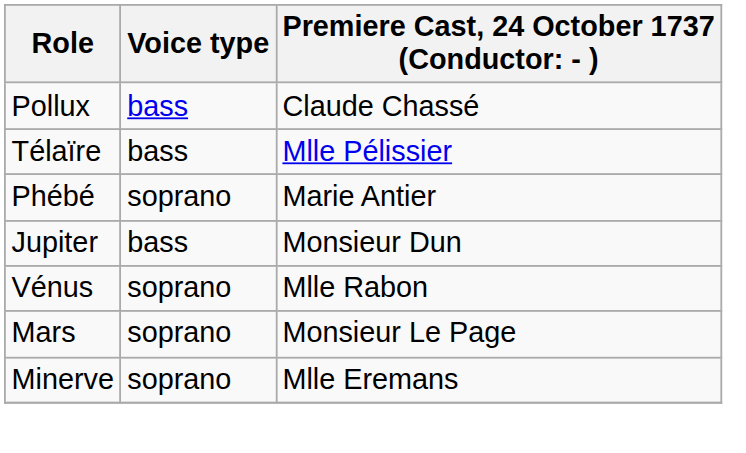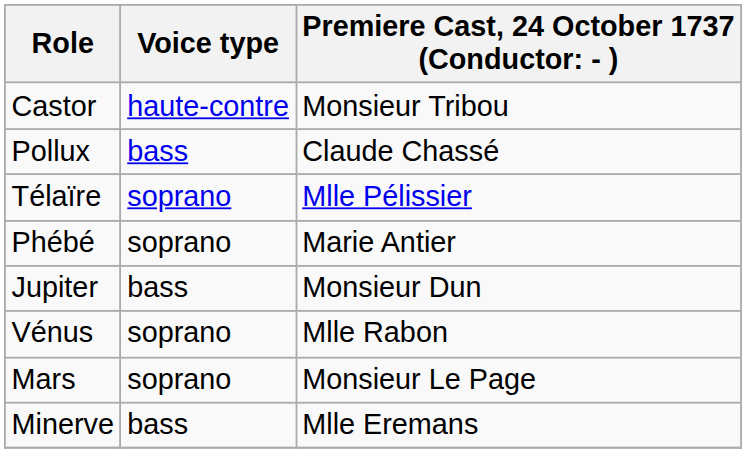+ row: (54, 105)
(158, 151) bass -> (179, 196) soprano
(179, 379) soprano -> (158, 425) bass
